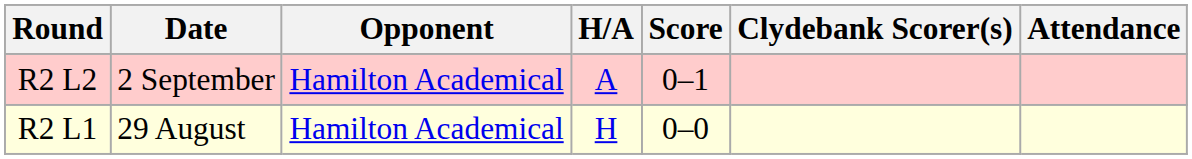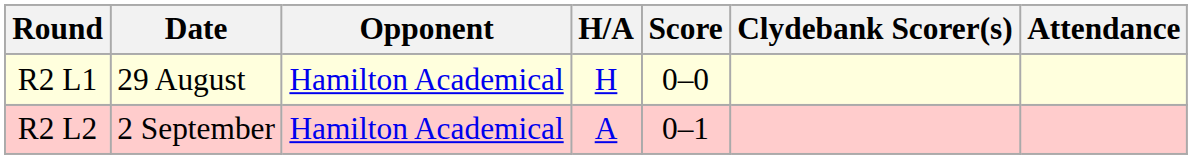rows swapped: (58, 128) <-> (58, 79)
